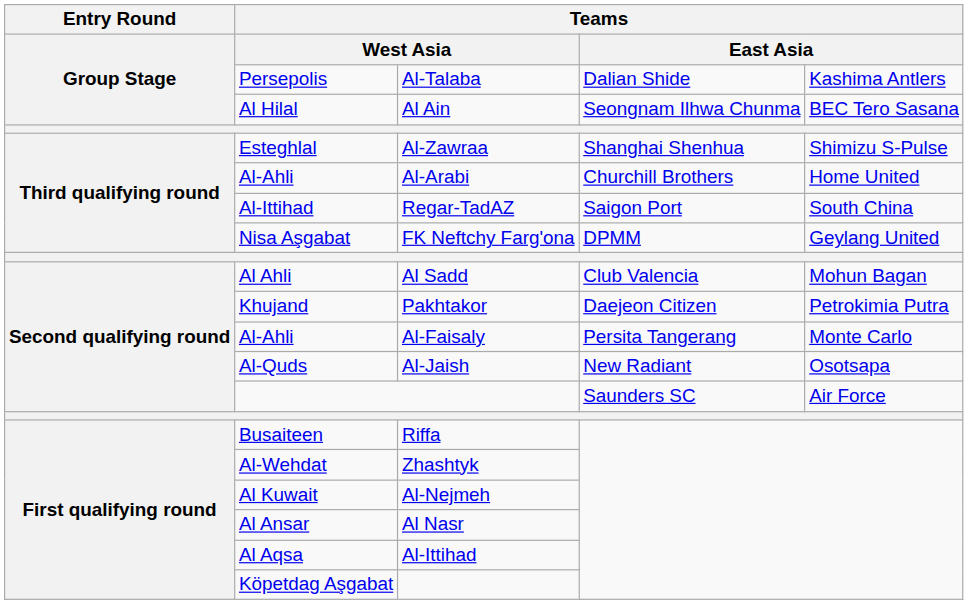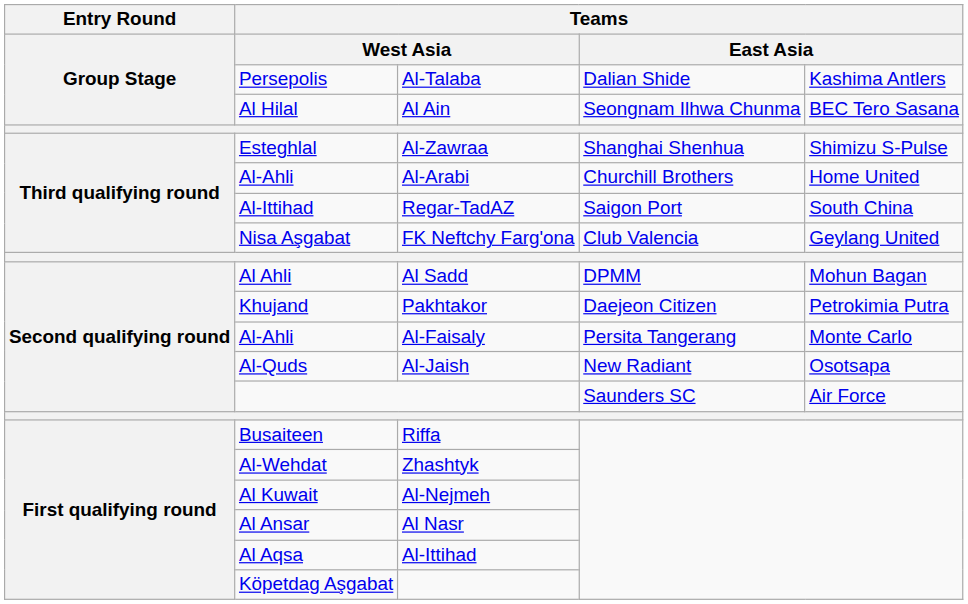(612, 237) DPMM -> (641, 237) Club Valencia
(641, 276) Club Valencia -> (612, 276) DPMM
